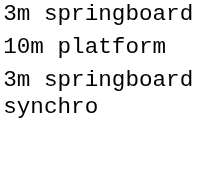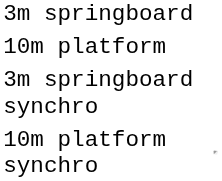+ row: (85, 153)
